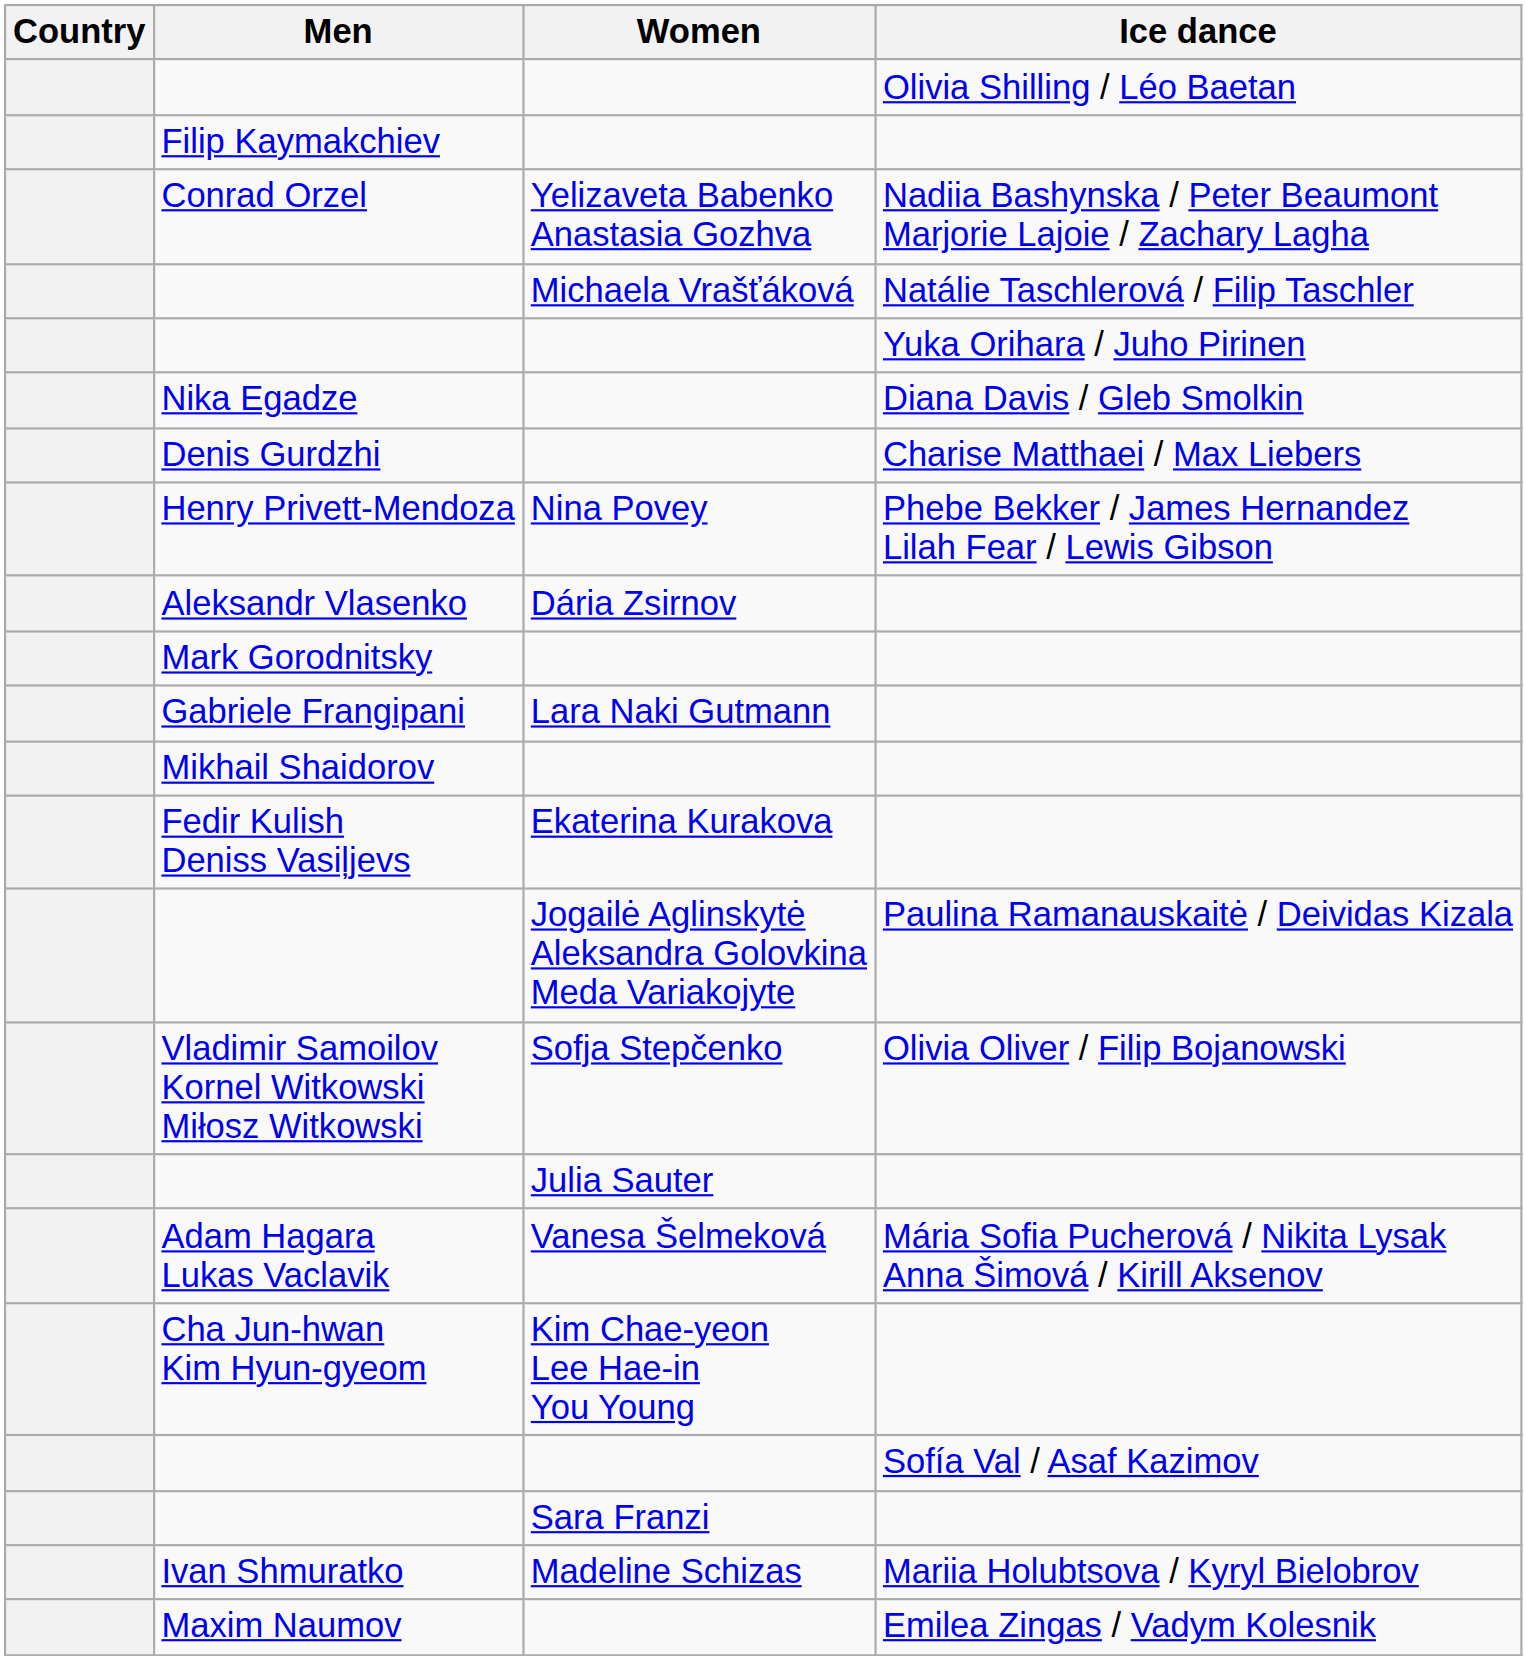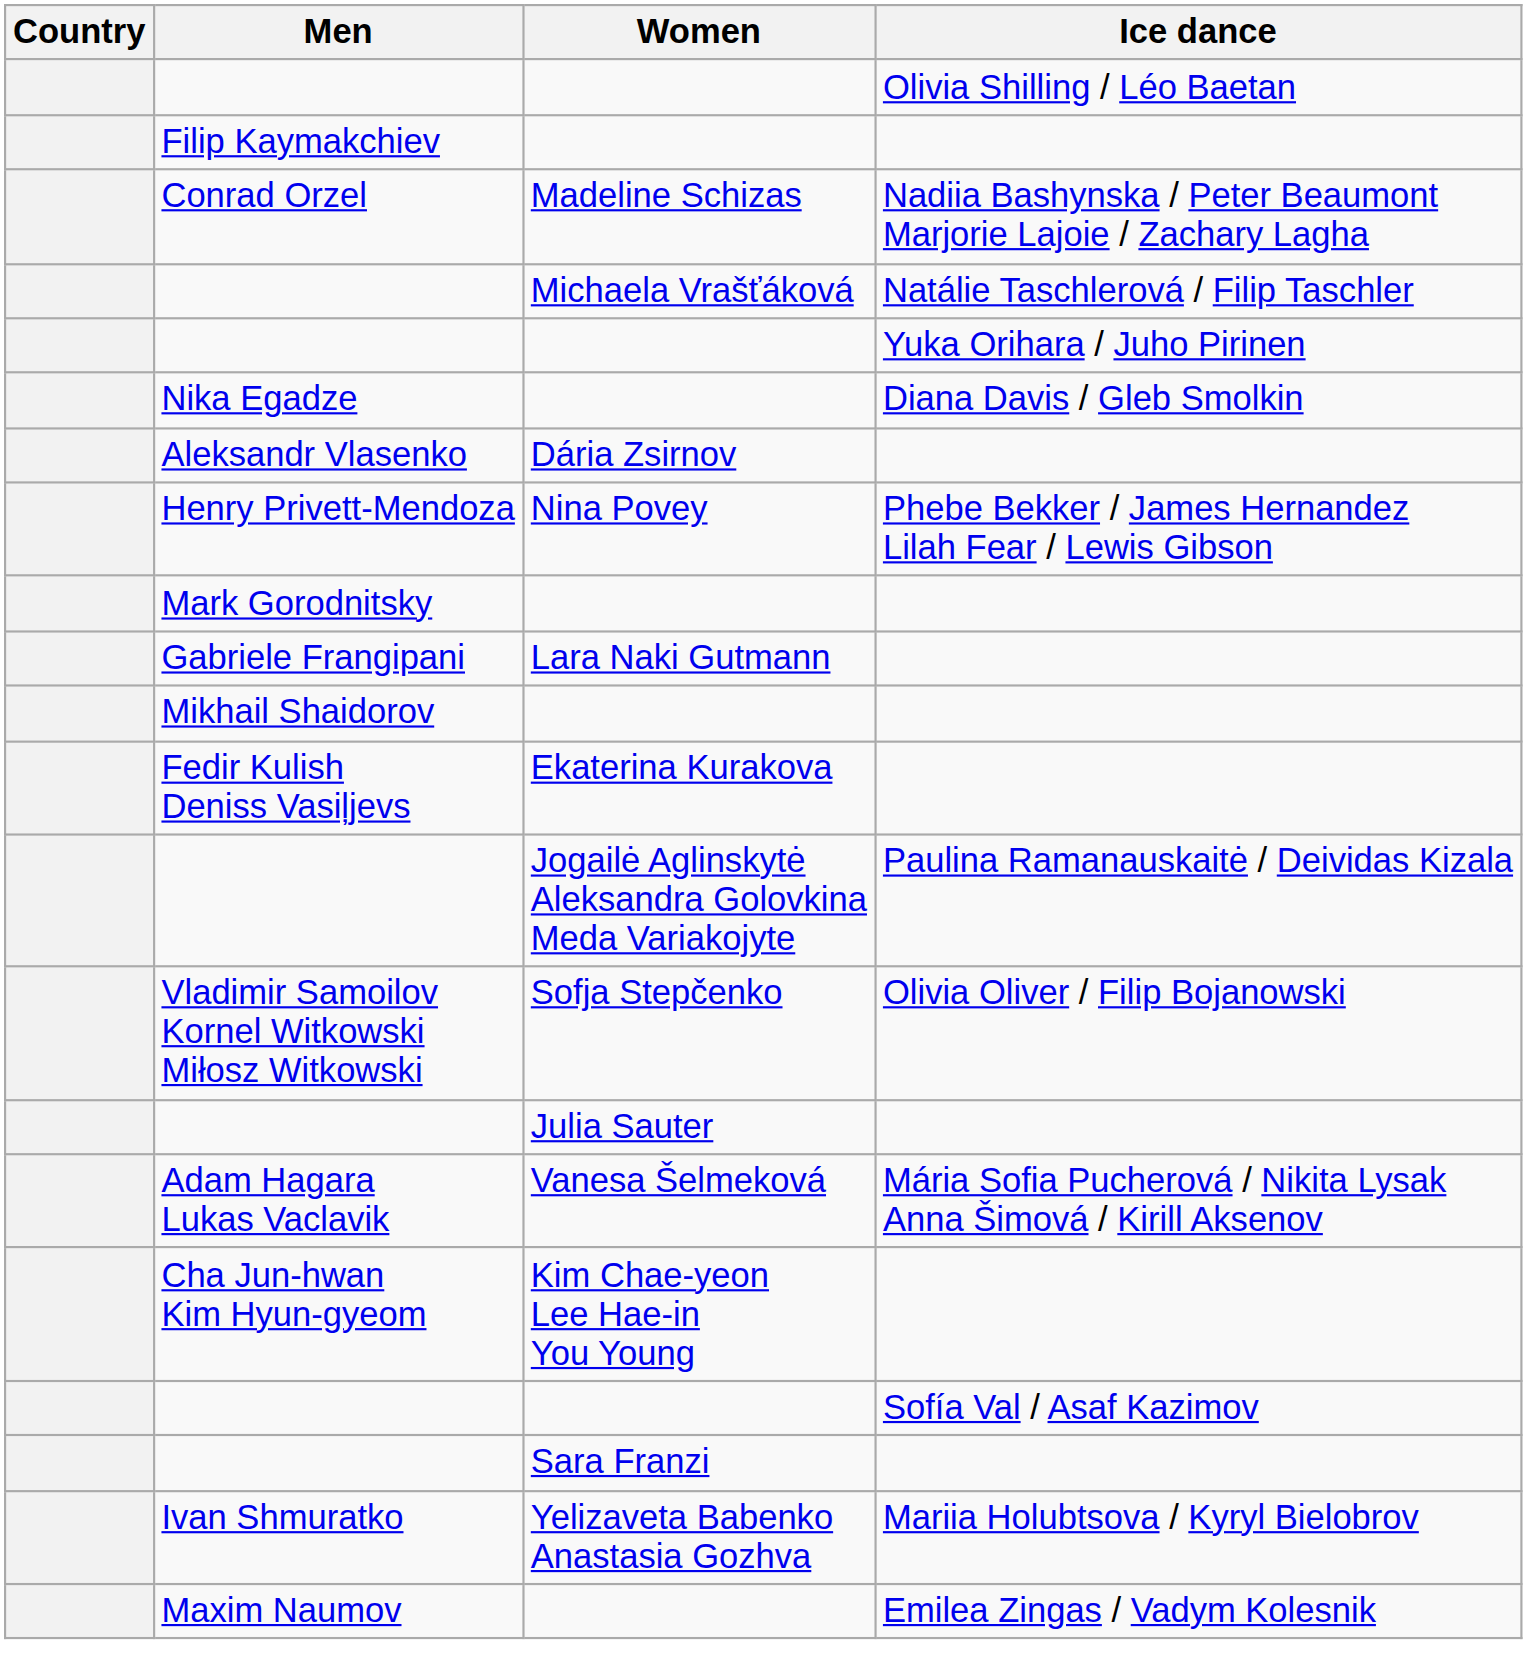(682, 215) Yelizaveta Babenko Anastasia Gozhva -> (666, 196) Madeline Schizas
- row: (271, 454)
rows swapped: (338, 509) <-> (314, 602)
(666, 1571) Madeline Schizas -> (682, 1536) Yelizaveta Babenko Anastasia Gozhva
